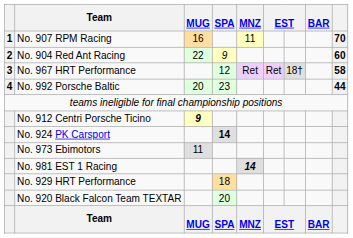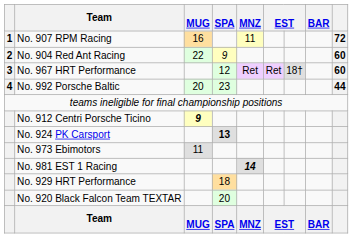(340, 39) 70 -> (340, 39) 72
(340, 71) 58 -> (340, 71) 60
(224, 134) 14 -> (224, 134) 13
